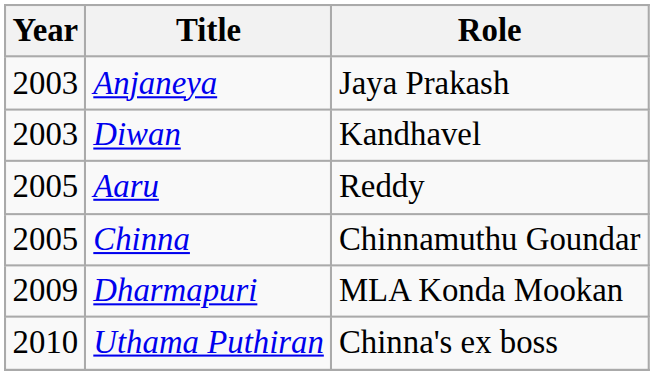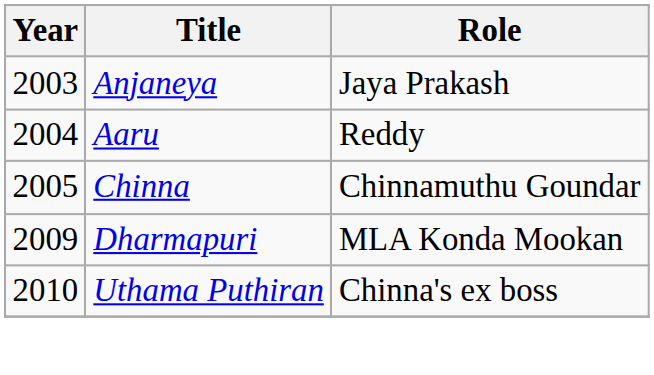- row: (137, 134)
(45, 186) 2005 -> (45, 134) 2004
